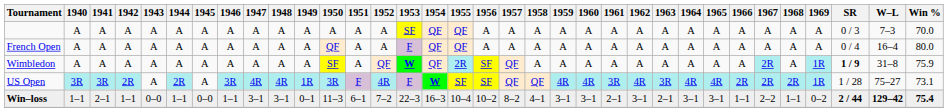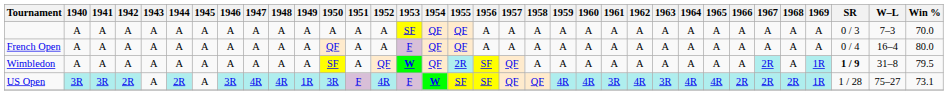(925, 64) 75.9 -> (925, 64) 79.5
- row: (27, 98)
